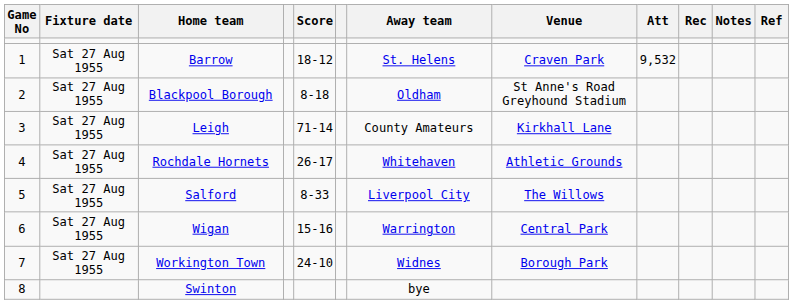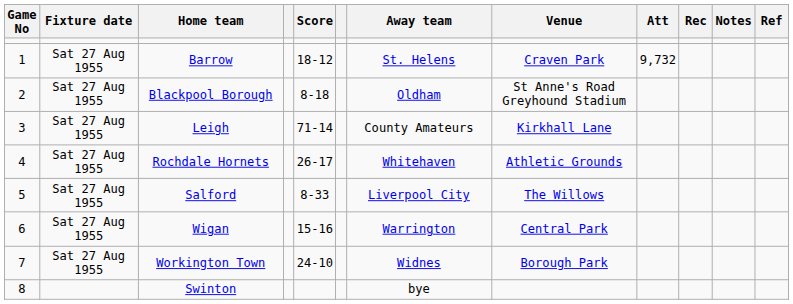(658, 61) 9,532 -> (658, 61) 9,732
